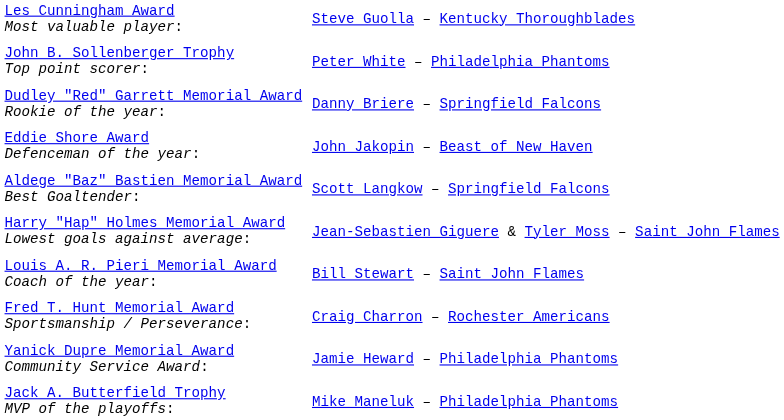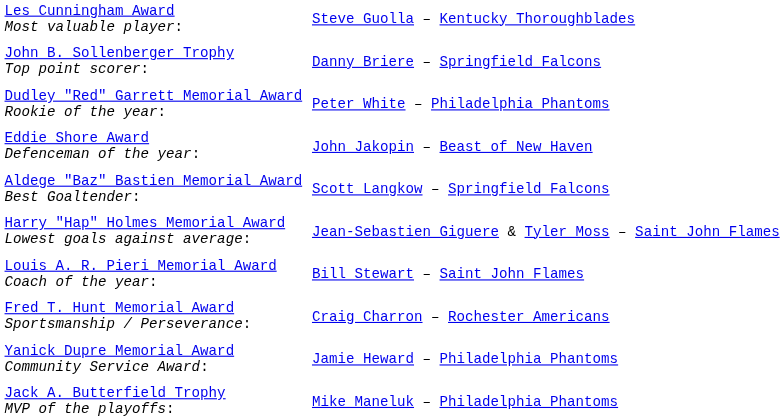(461, 61) Peter White – Philadelphia Phantoms -> (457, 61) Danny Briere – Springfield Falcons
(457, 104) Danny Briere – Springfield Falcons -> (461, 104) Peter White – Philadelphia Phantoms
